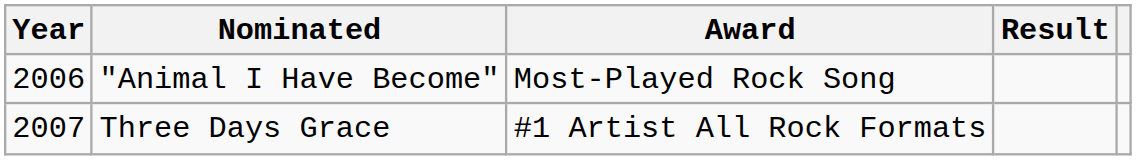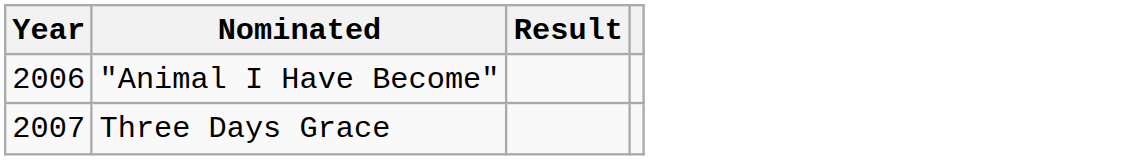- column: (750, 30)
